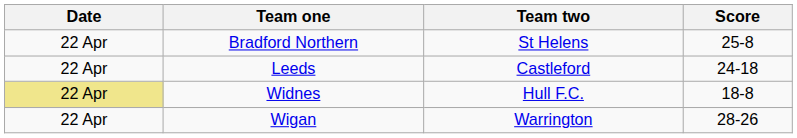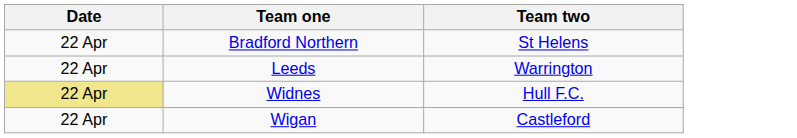- column: (738, 17)
(553, 68) Castleford -> (553, 68) Warrington
(553, 119) Warrington -> (553, 119) Castleford
